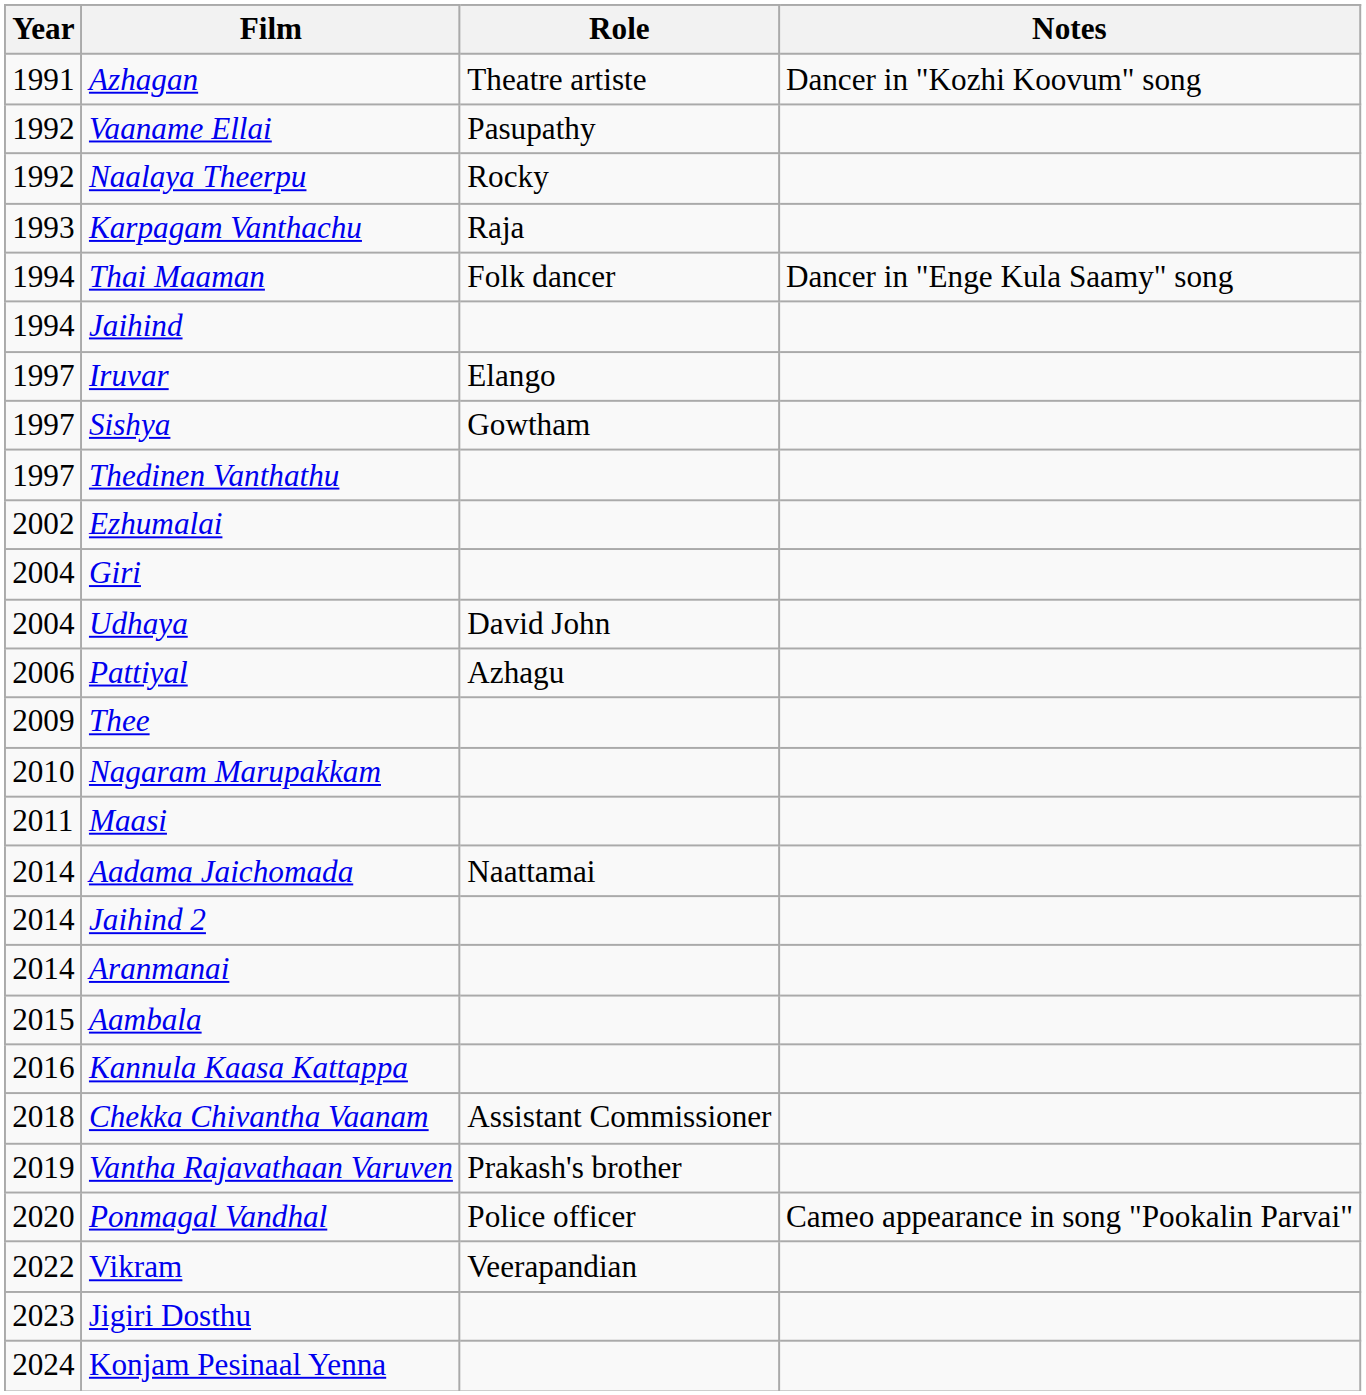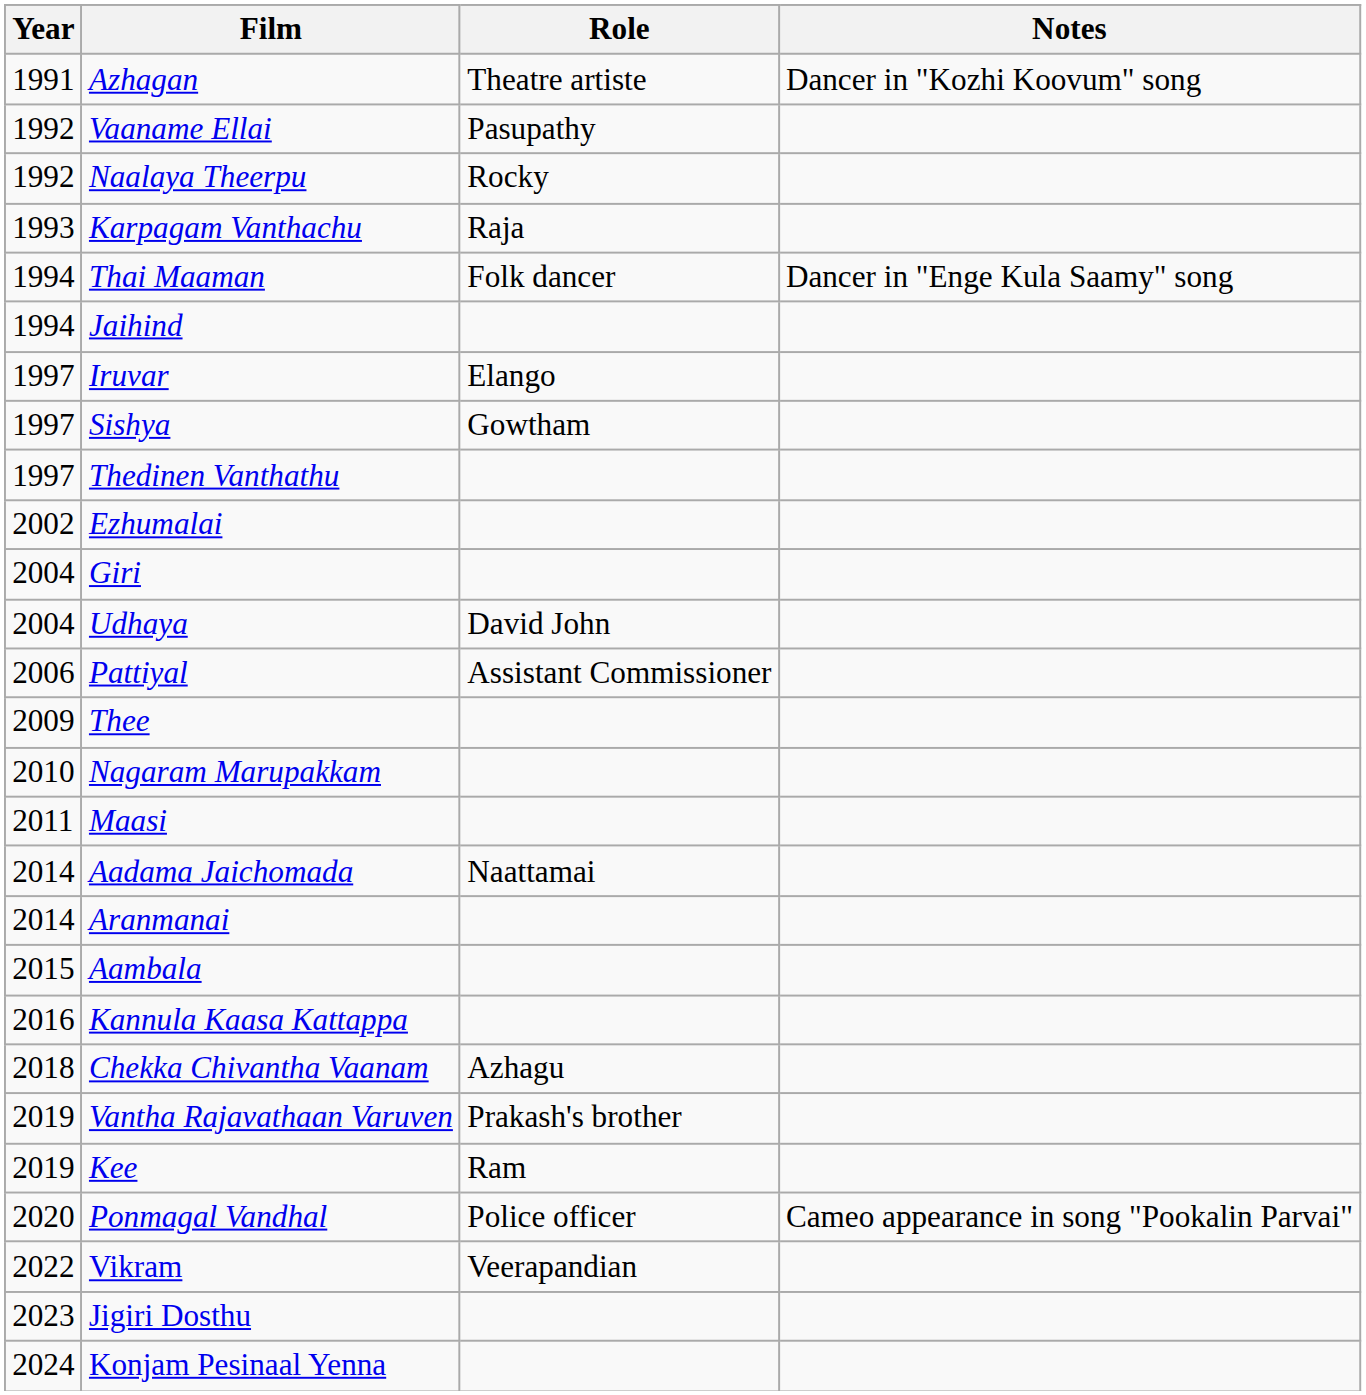(516, 672) Azhagu -> (619, 672) Assistant Commissioner
- row: (147, 919)
(619, 1117) Assistant Commissioner -> (516, 1068) Azhagu
+ row: (113, 1167)
